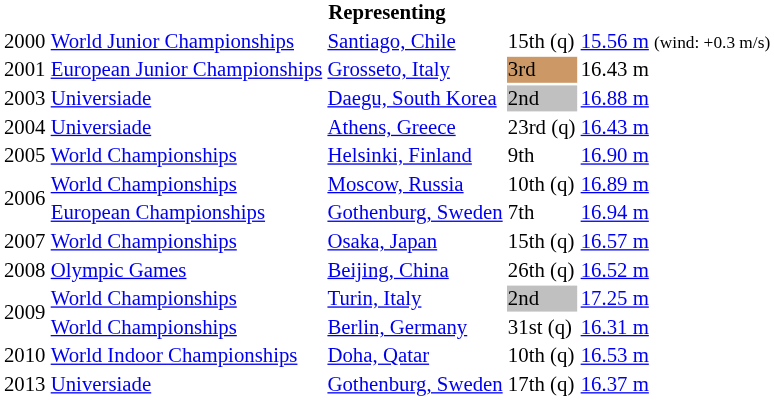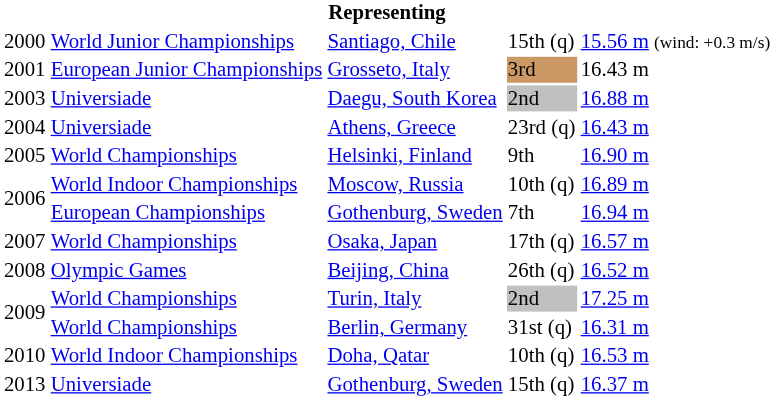(144, 184) World Championships -> (174, 184) World Indoor Championships
(541, 241) 15th (q) -> (541, 241) 17th (q)
(541, 384) 17th (q) -> (541, 384) 15th (q)
